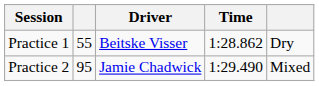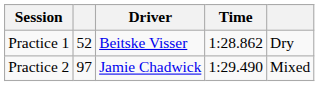(84, 43) 55 -> (84, 43) 52
(84, 68) 95 -> (84, 68) 97
